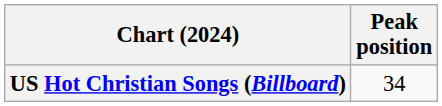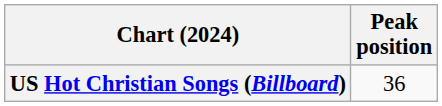(394, 82) 34 -> (394, 82) 36
